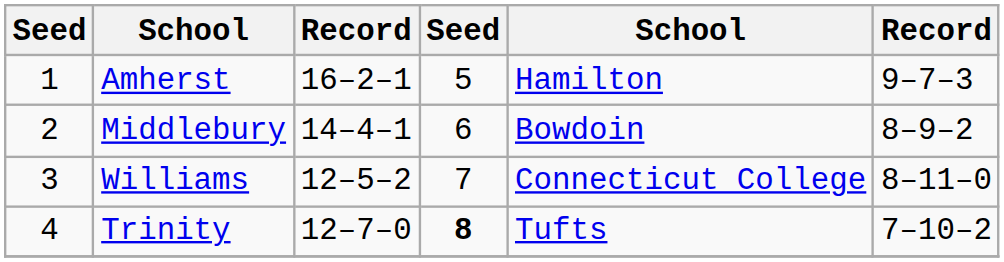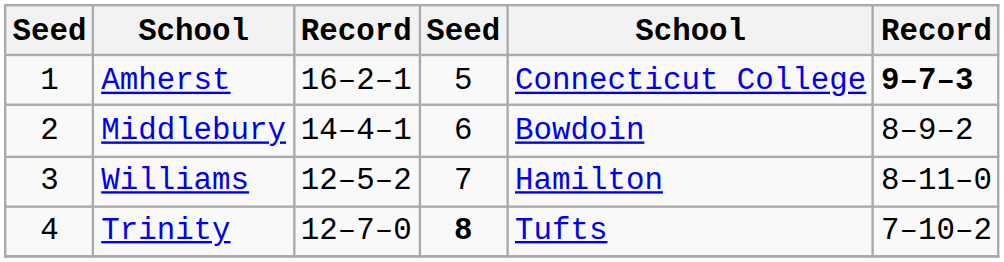(589, 81) Hamilton -> (691, 81) Connecticut College
(927, 81) normal -> (927, 81) bold
(691, 181) Connecticut College -> (589, 181) Hamilton
